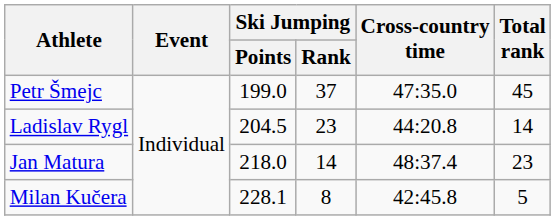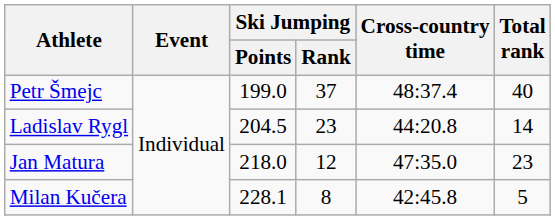(425, 92) 47:35.0 -> (425, 92) 48:37.4
(523, 92) 45 -> (523, 92) 40
(326, 161) 14 -> (326, 161) 12
(425, 161) 48:37.4 -> (425, 161) 47:35.0
